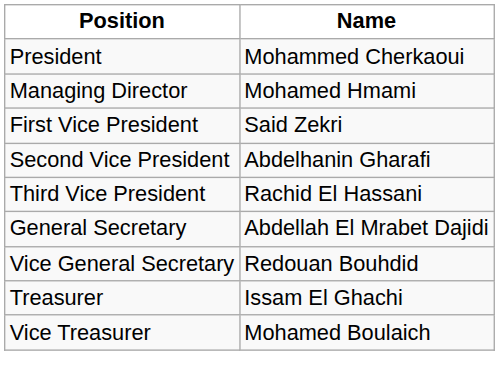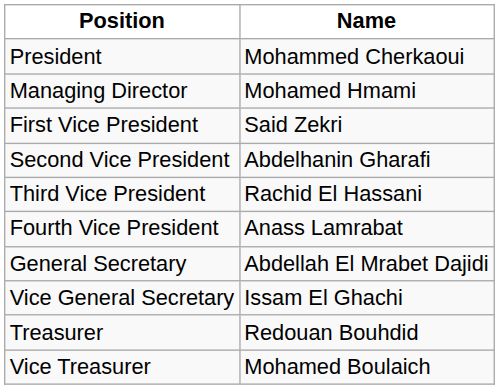+ row: (114, 228)
(331, 263) Redouan Bouhdid -> (324, 297) Issam El Ghachi
(324, 297) Issam El Ghachi -> (331, 332) Redouan Bouhdid
